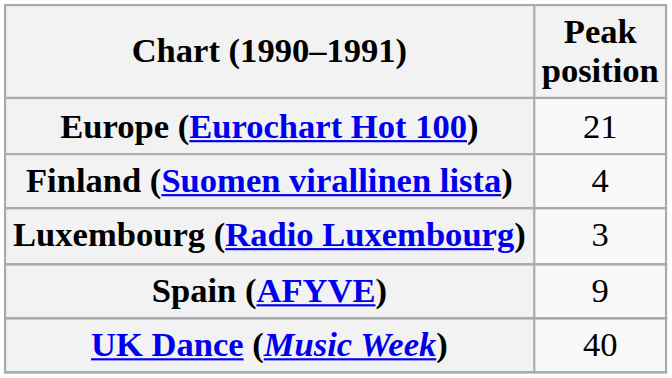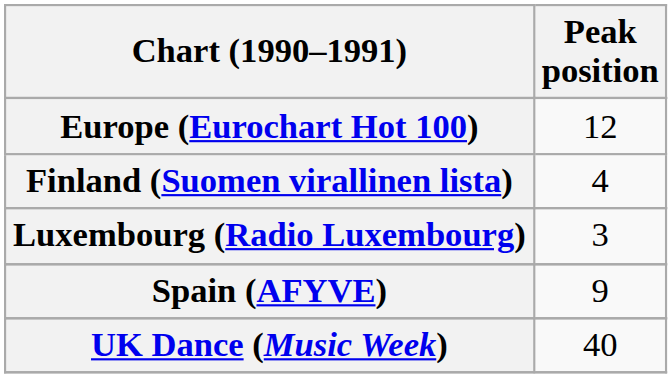(600, 125) 21 -> (600, 125) 12
